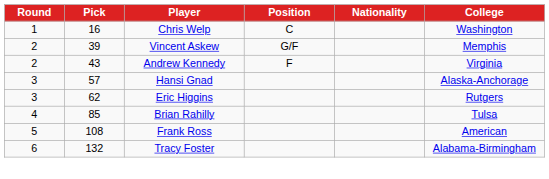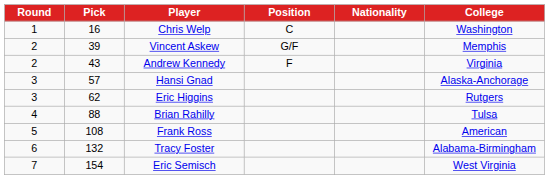(94, 115) 85 -> (94, 115) 88
+ row: (184, 166)
